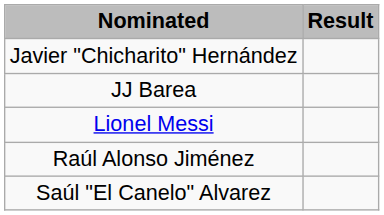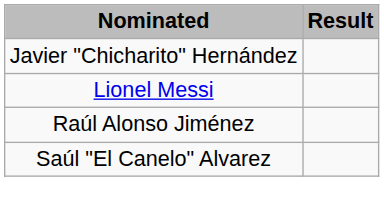- row: (154, 90)
